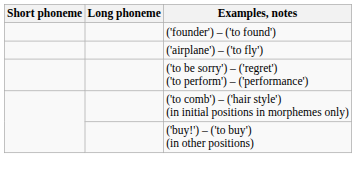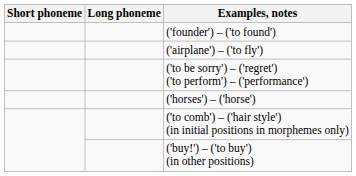+ row: (211, 99)
